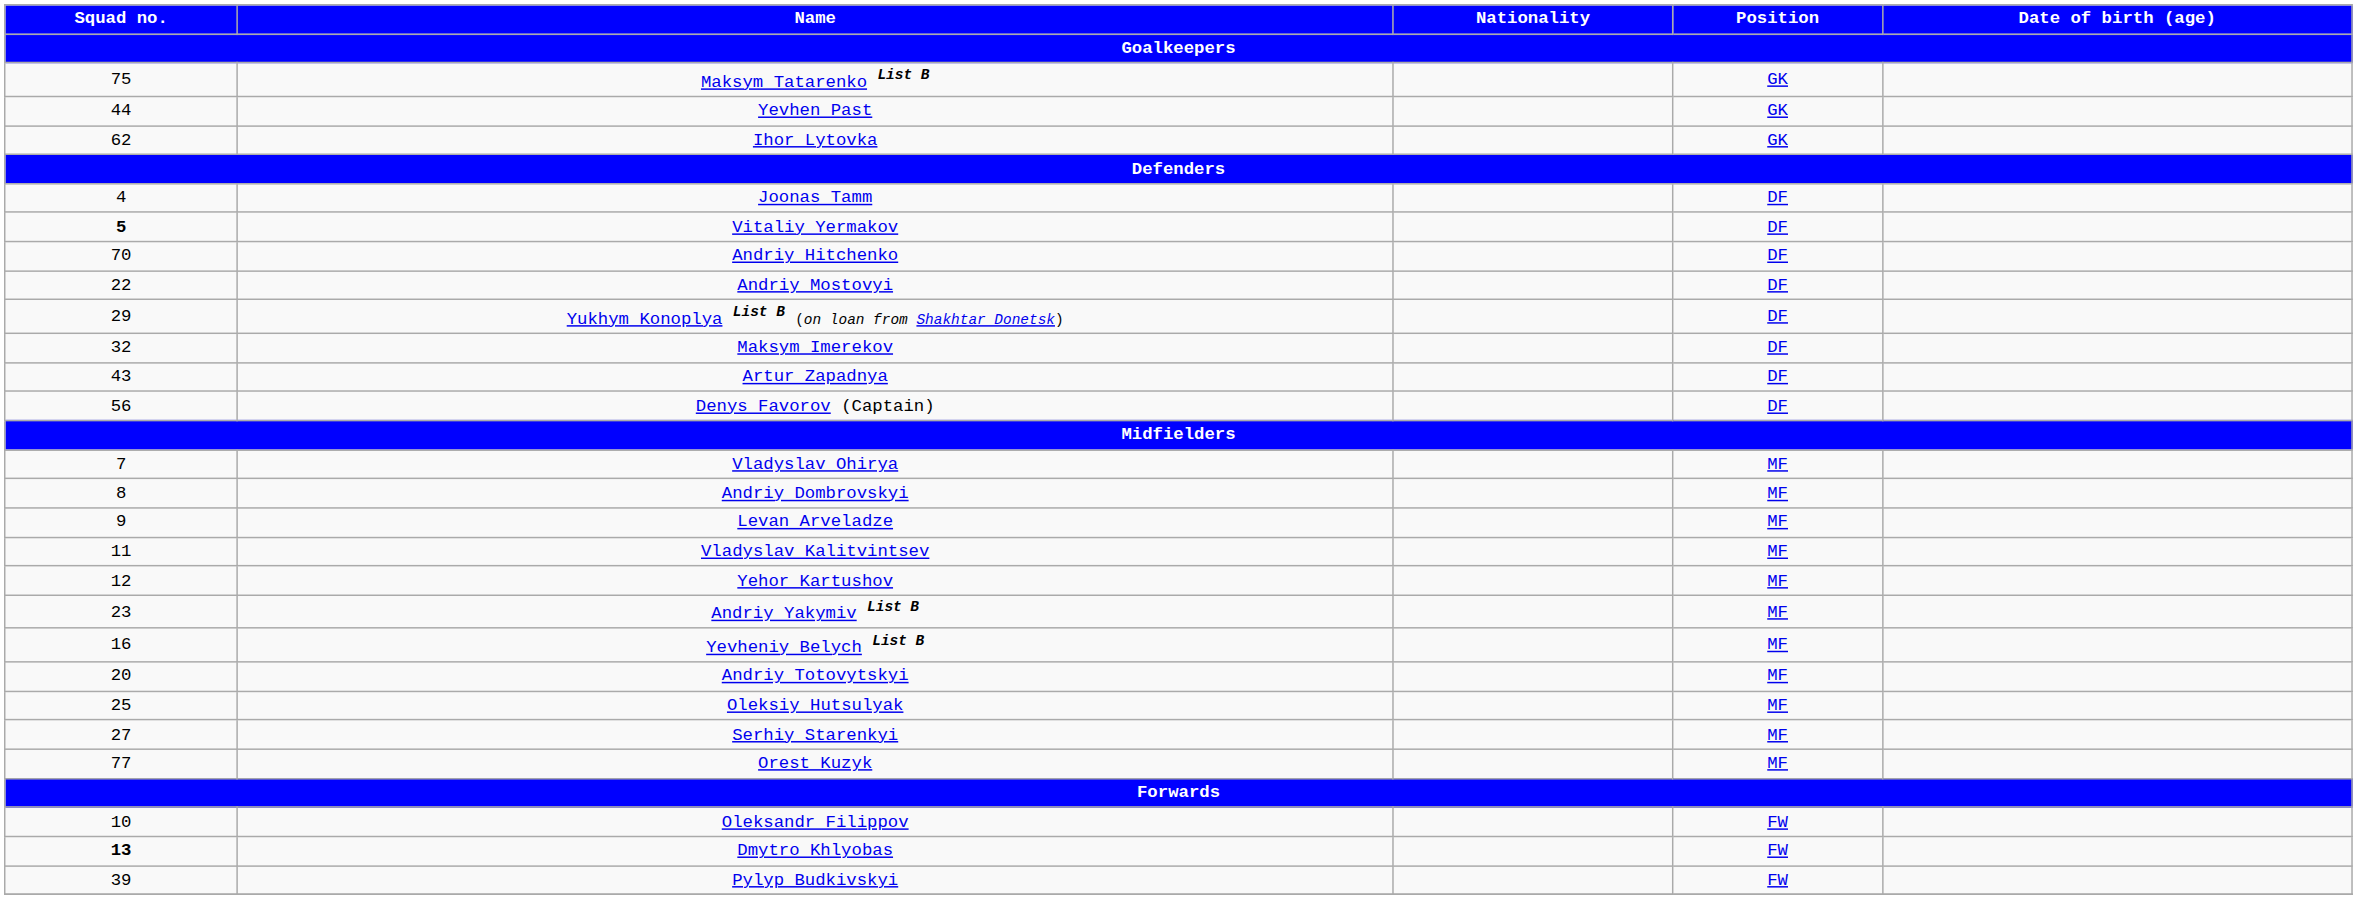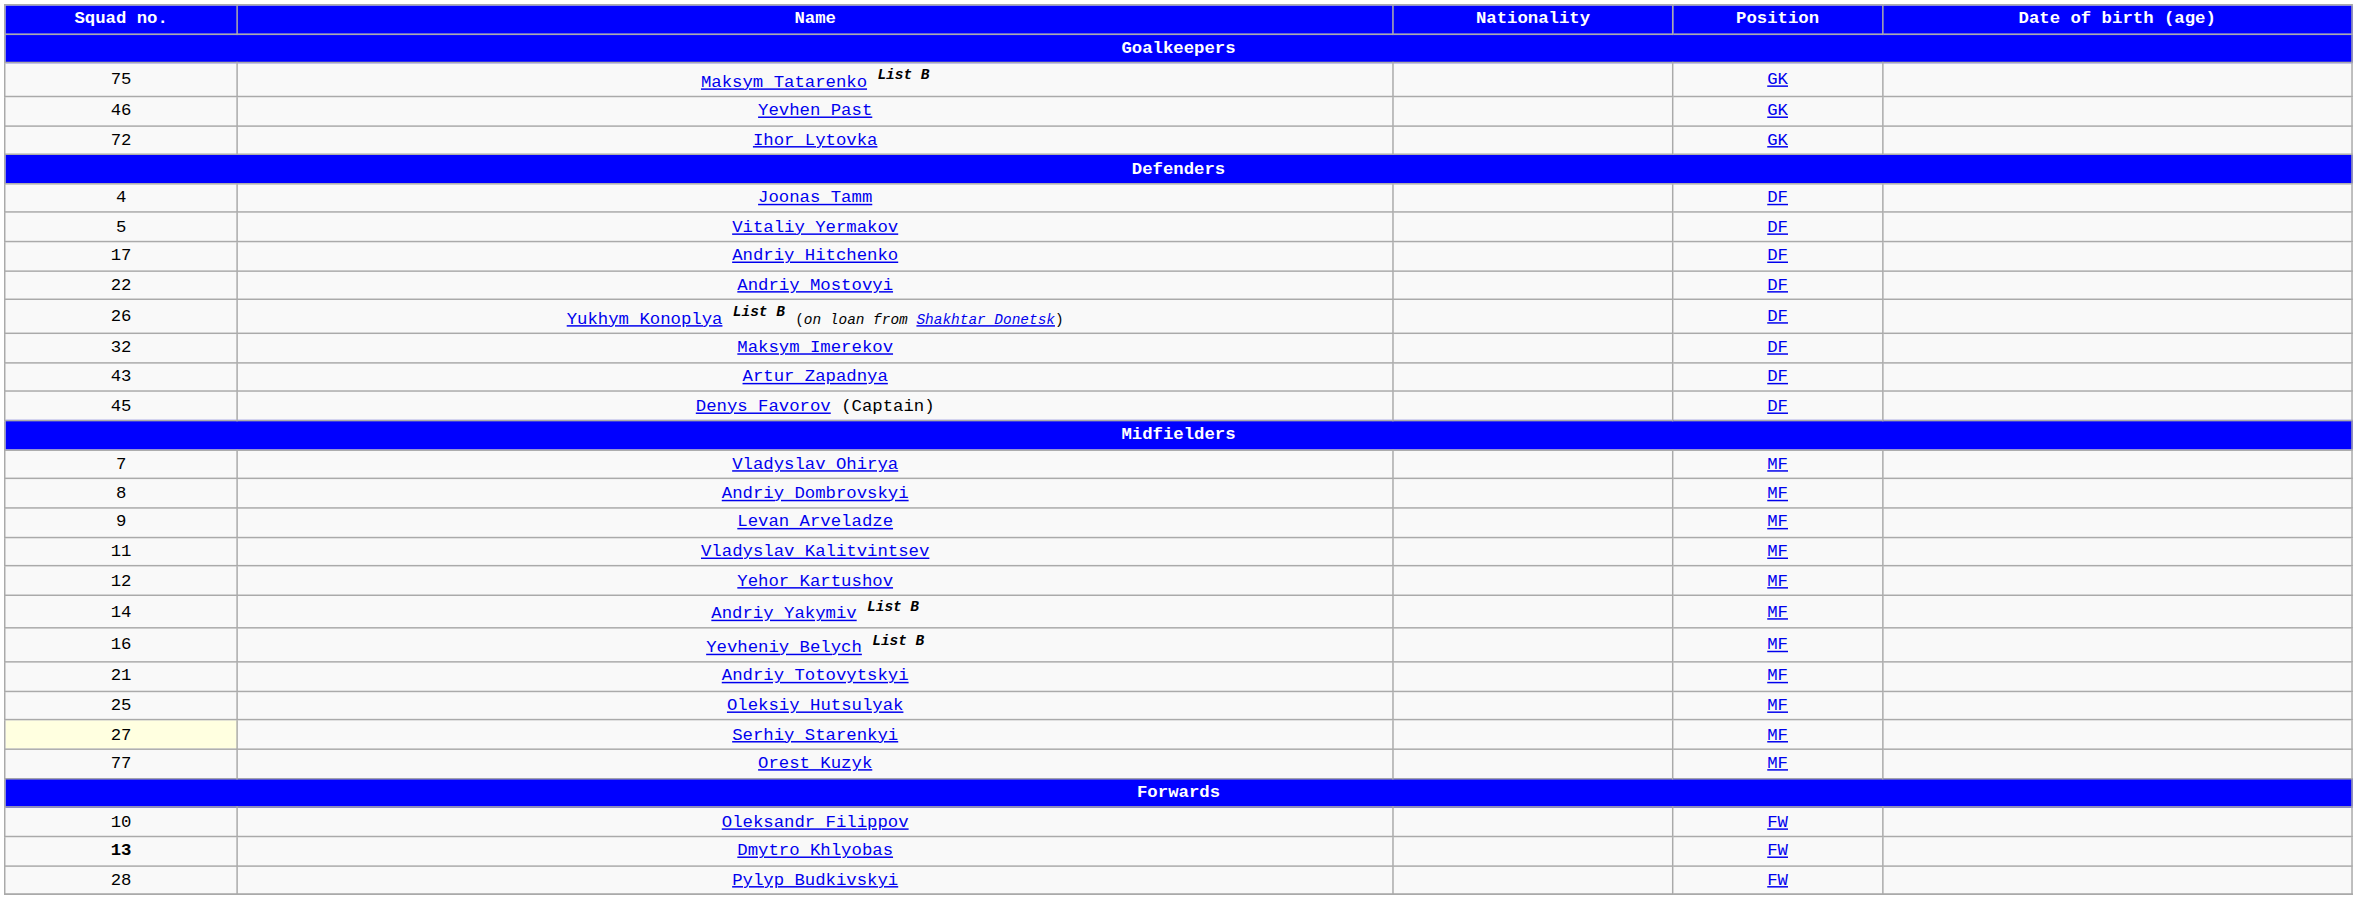(121, 111) 44 -> (121, 111) 46
(121, 140) 62 -> (121, 140) 72
(121, 227) bold -> (121, 227) normal
(121, 256) 70 -> (121, 256) 17
(121, 316) 29 -> (121, 316) 26
(121, 406) 56 -> (121, 406) 45
(121, 611) 23 -> (121, 611) 14
(121, 676) 20 -> (121, 676) 21
(121, 734) no background -> (121, 734) lightyellow background
(121, 880) 39 -> (121, 880) 28
